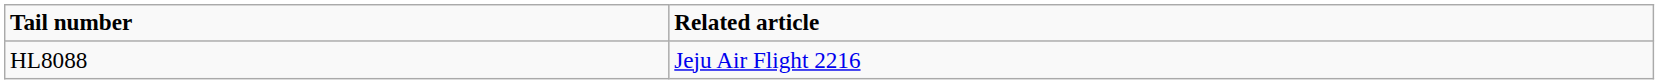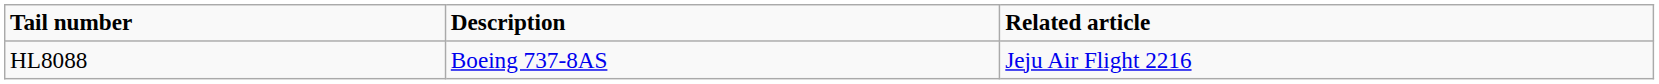+ column: (508, 22)
